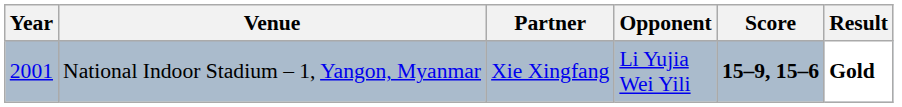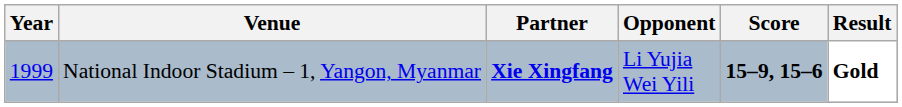(31, 71) 2001 -> (31, 71) 1999
(550, 71) normal -> (552, 71) bold
